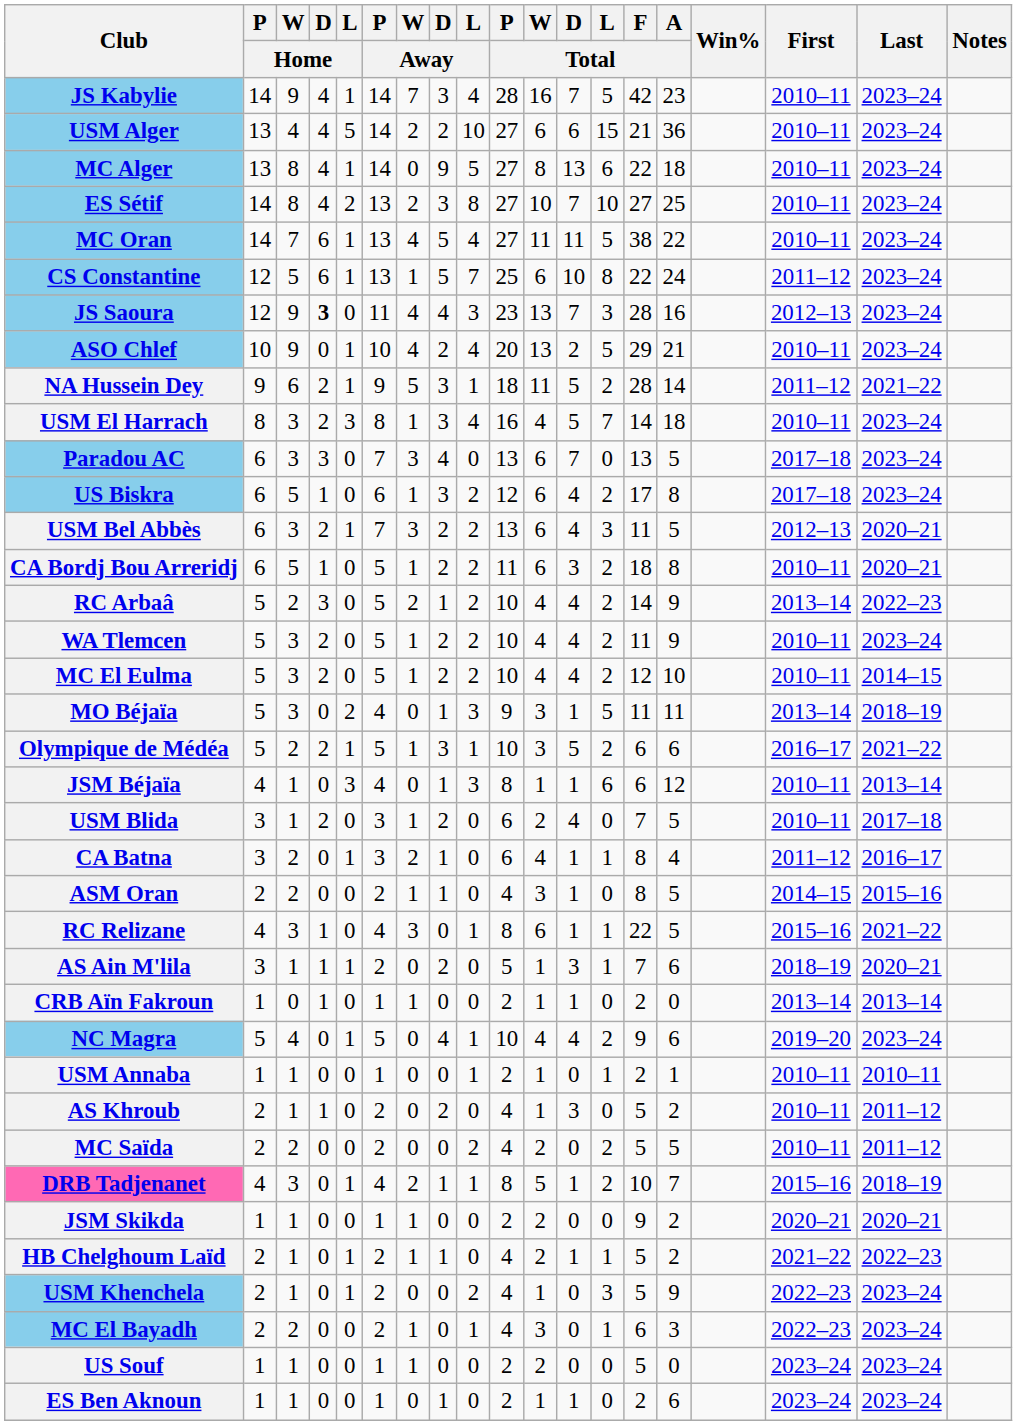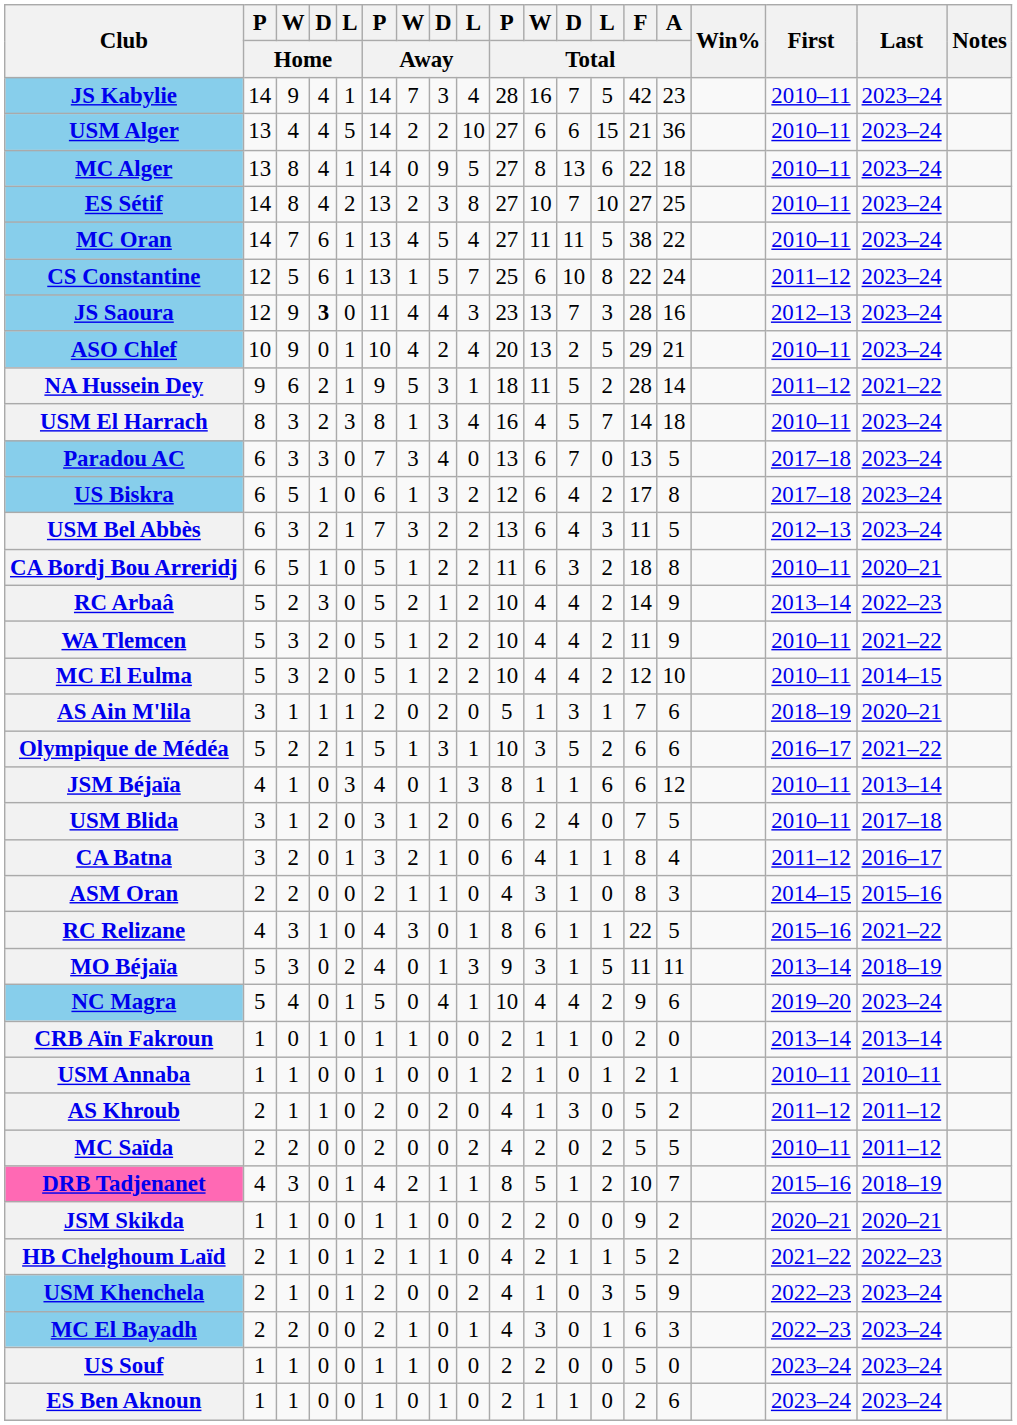(902, 530) 2020–21 -> (902, 530) 2023–24
(902, 639) 2023–24 -> (902, 639) 2021–22
rows swapped: (124, 712) <-> (124, 966)
(674, 893) 5 -> (674, 893) 3
rows swapped: (124, 1038) <-> (124, 1002)
(811, 1111) 2010–11 -> (811, 1111) 2011–12
